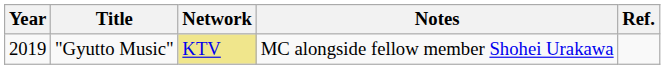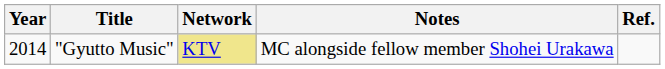(28, 49) 2019 -> (28, 49) 2014
